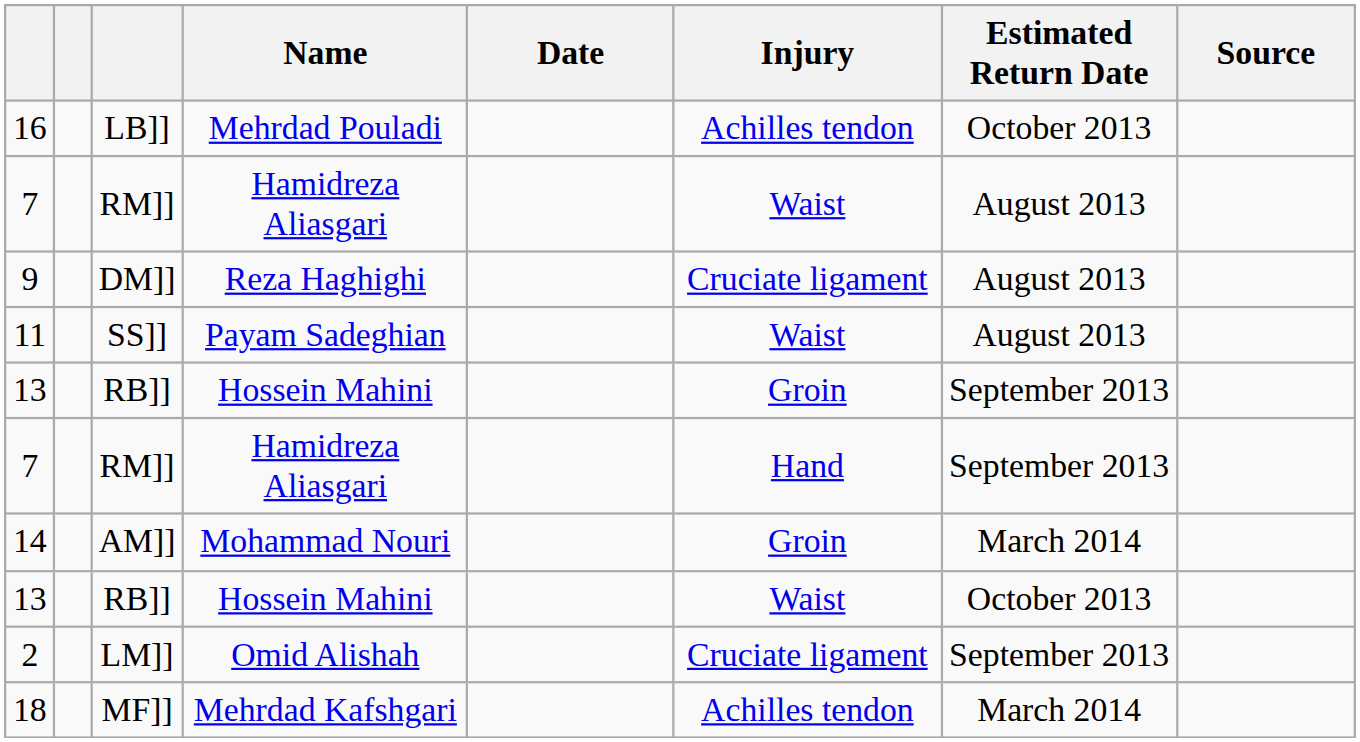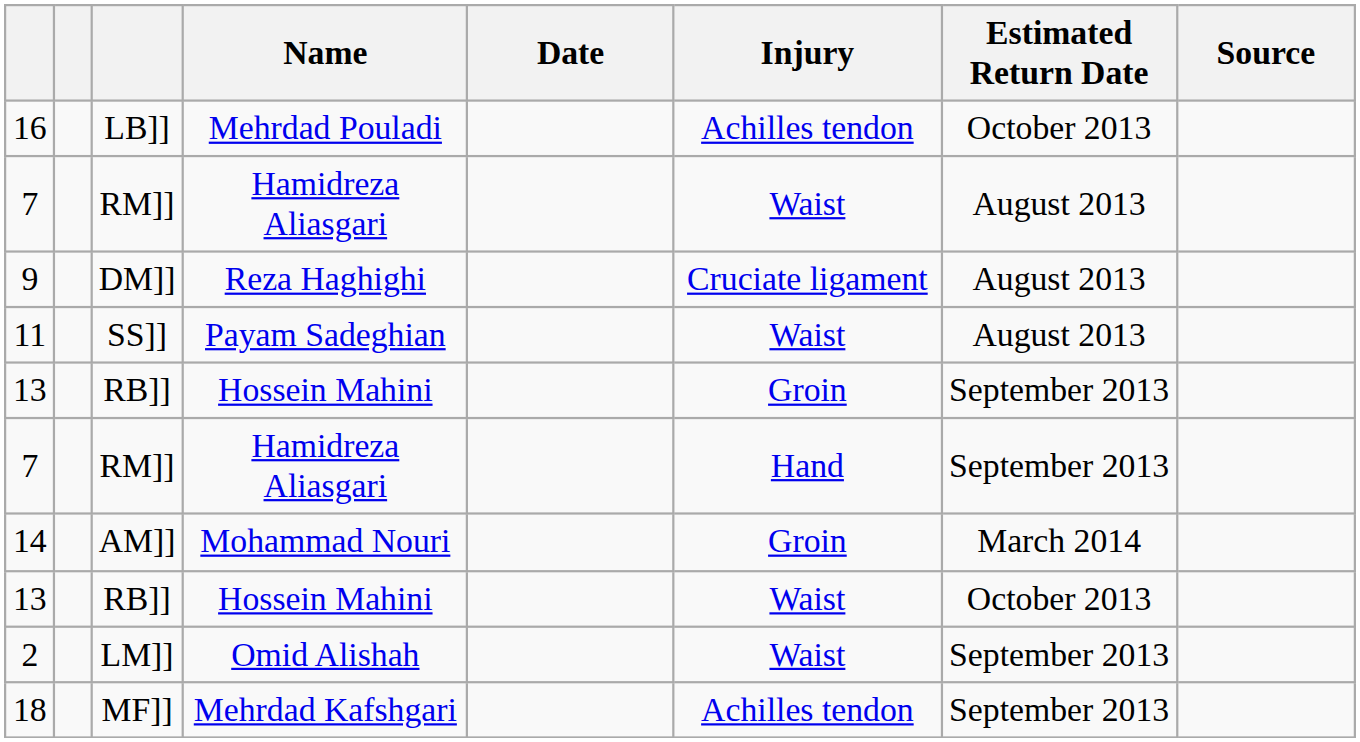(807, 653) Cruciate ligament -> (807, 653) Waist
(1059, 708) March 2014 -> (1059, 708) September 2013
